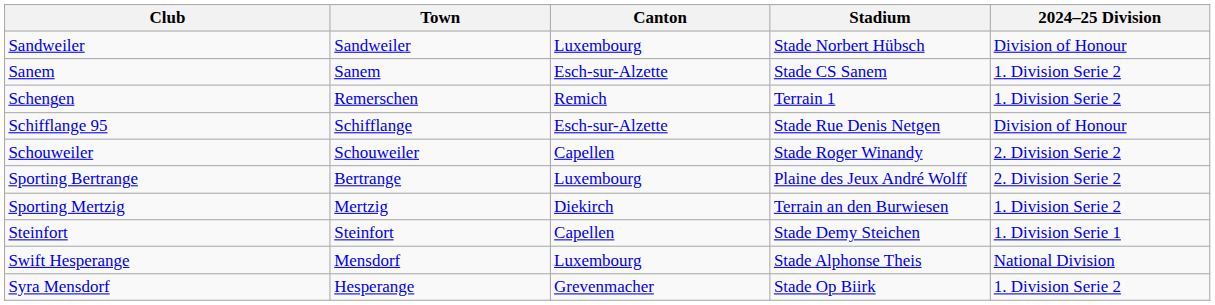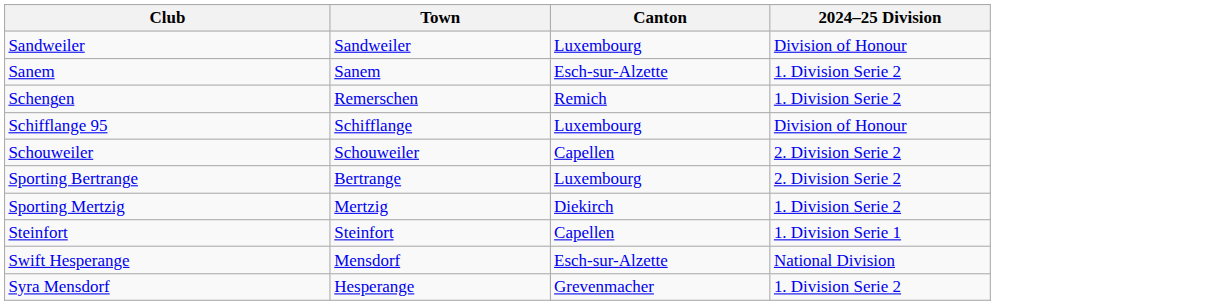- column: (880, 17)
(611, 125) Esch-sur-Alzette -> (598, 125) Luxembourg
(598, 260) Luxembourg -> (611, 260) Esch-sur-Alzette
